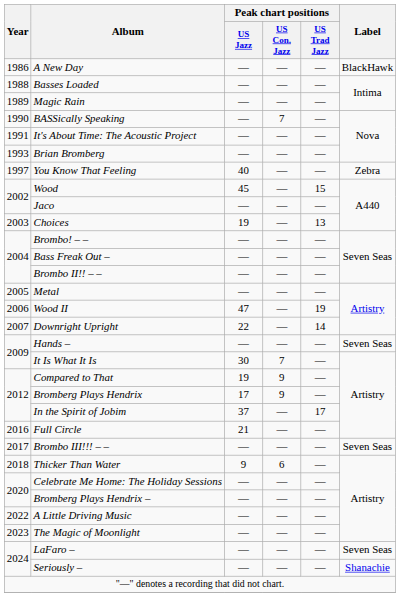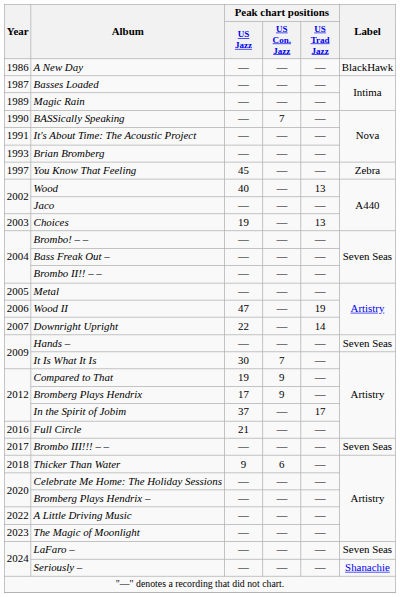(18, 84) 1988 -> (18, 84) 1987
(244, 170) 40 -> (244, 170) 45
(244, 188) 45 -> (244, 188) 40
(320, 188) 15 -> (320, 188) 13
